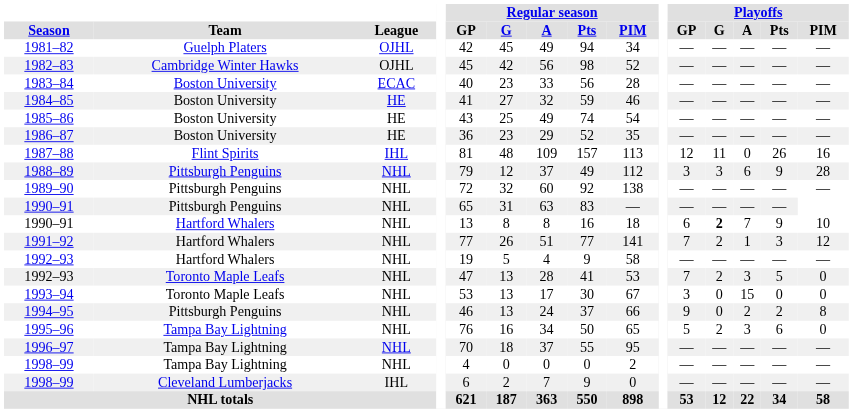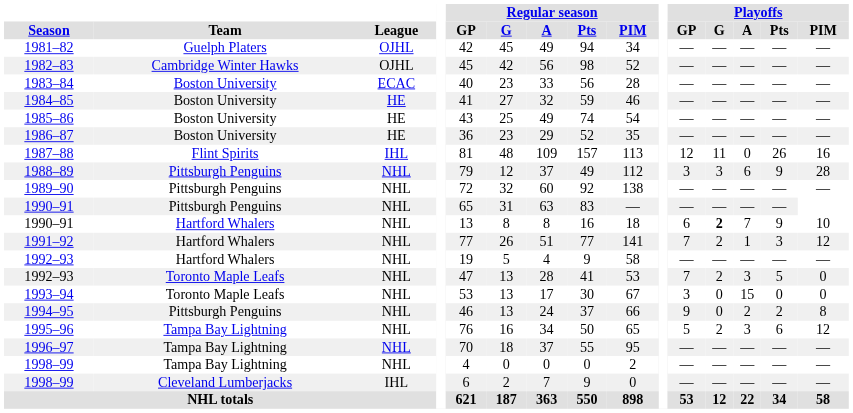(823, 329) 0 -> (823, 329) 12
